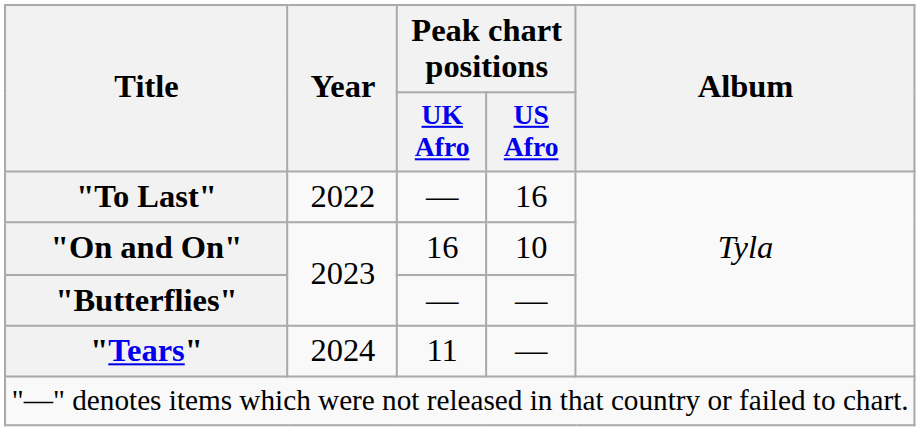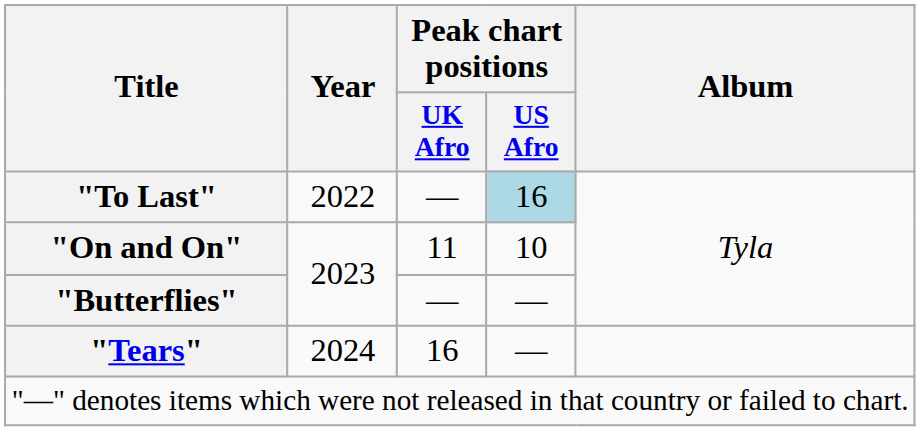(531, 196) no background -> (531, 196) lightblue background
(442, 247) 16 -> (442, 247) 11
(442, 350) 11 -> (442, 350) 16
